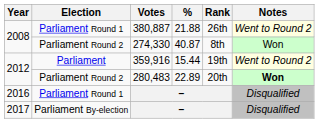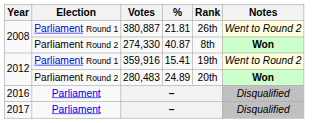(187, 28) 21.88 -> (178, 28) 21.81
(273, 45) normal -> (263, 45) bold
(81, 61) Parliament -> (76, 61) Parliament Round 1
(187, 61) 15.44 -> (178, 61) 15.41
(187, 77) 22.89 -> (178, 77) 24.89
(81, 93) Parliament Round 1 -> (76, 93) Parliament
(81, 110) Parliament By-election -> (76, 110) Parliament
